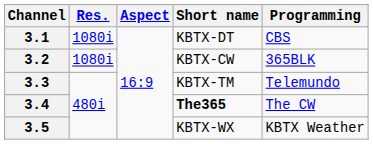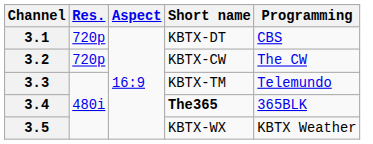(93, 38) 1080i -> (89, 38) 720p
(93, 61) 1080i -> (89, 61) 720p
(290, 61) 365BLK -> (282, 61) The CW
(290, 106) The CW -> (282, 106) 365BLK
